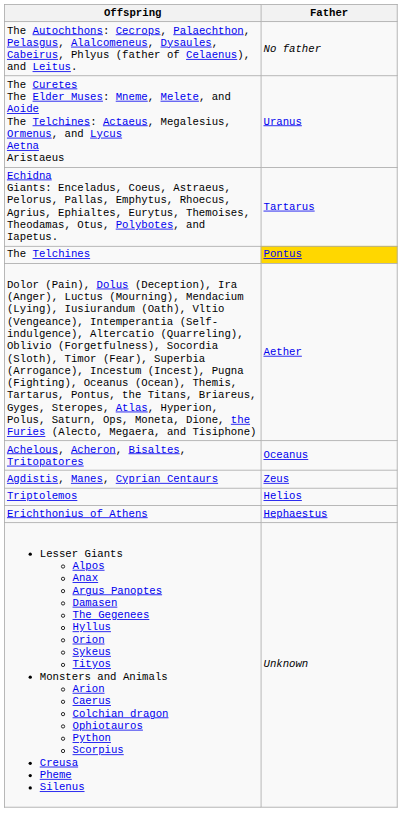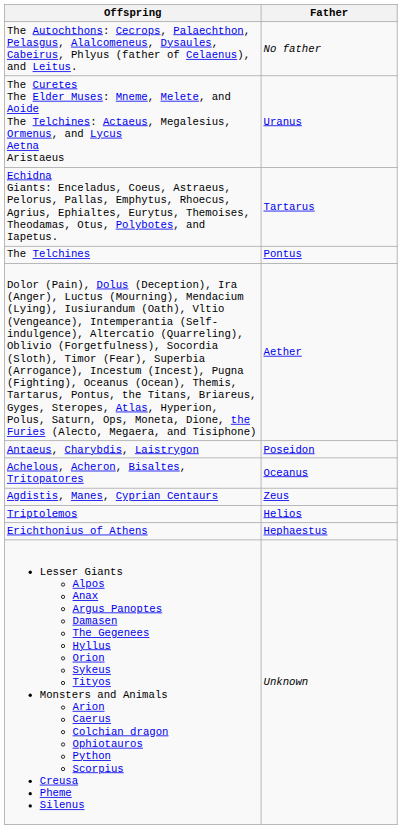(283, 255) gold background -> (283, 255) no background
+ row: (103, 449)
